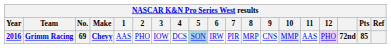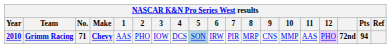(14, 37) 2016 -> (14, 37) 2010
(83, 37) 69 -> (83, 37) 71
(290, 37) lavender background -> (290, 37) no background
(364, 37) 85 -> (364, 37) 94
